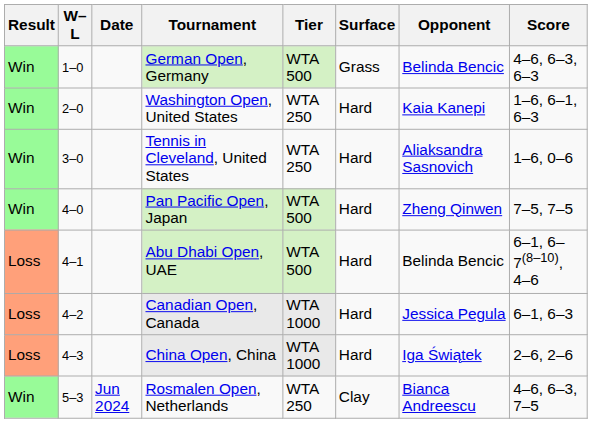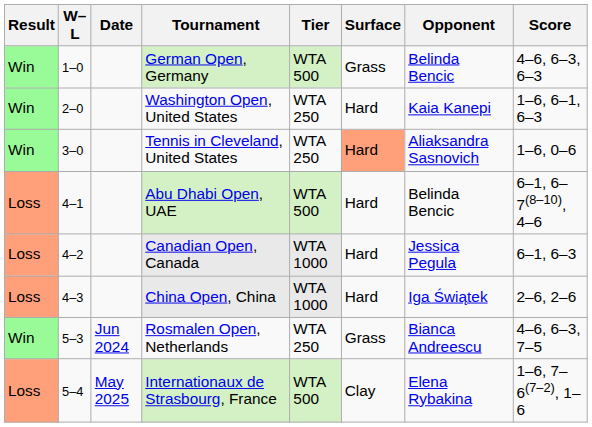(355, 158) no background -> (361, 150) lightsalmon background
- row: (207, 209)
(354, 397) Clay -> (365, 338) Grass
+ row: (211, 390)
